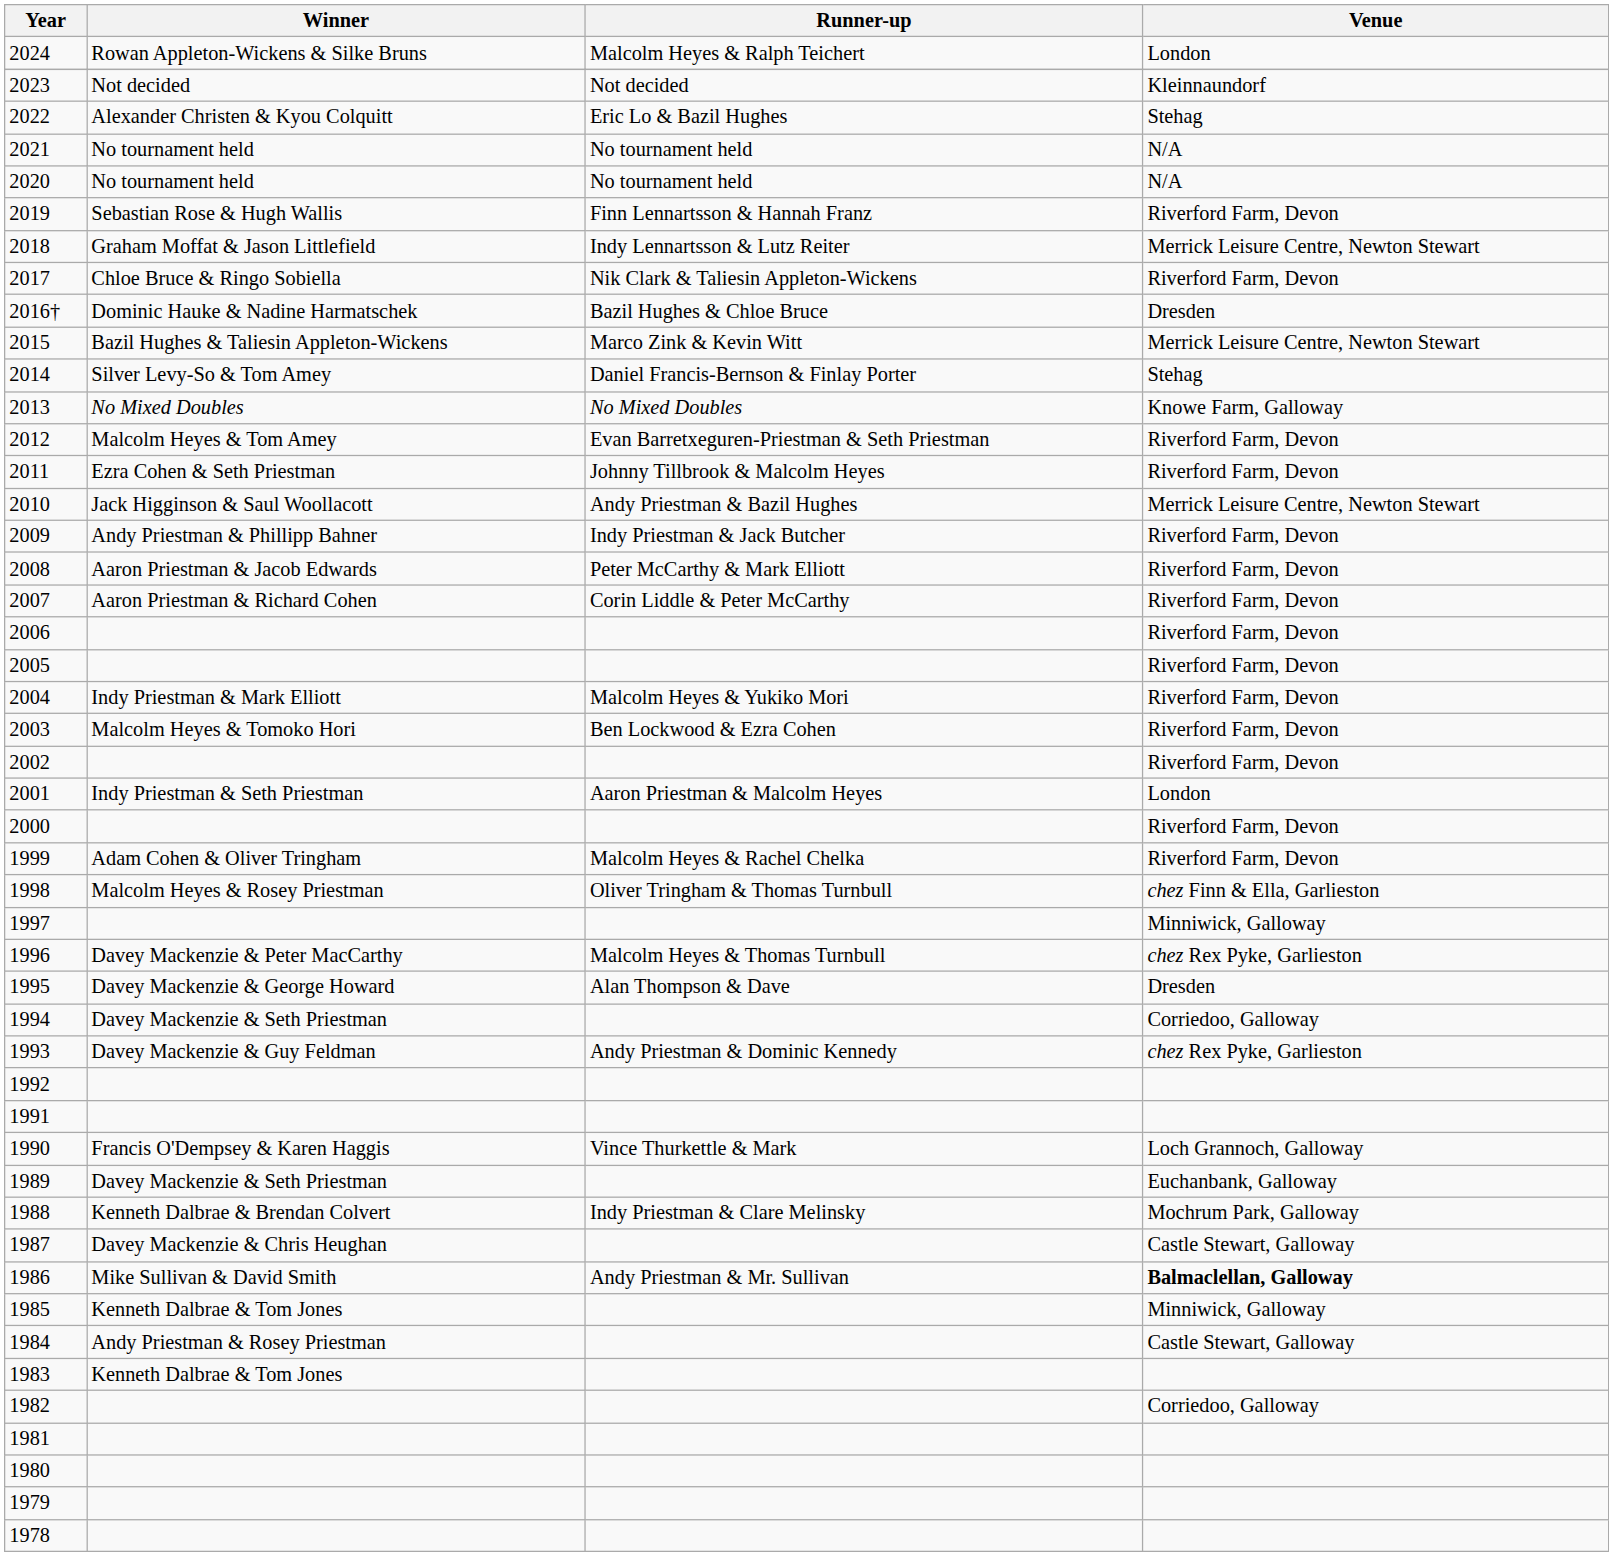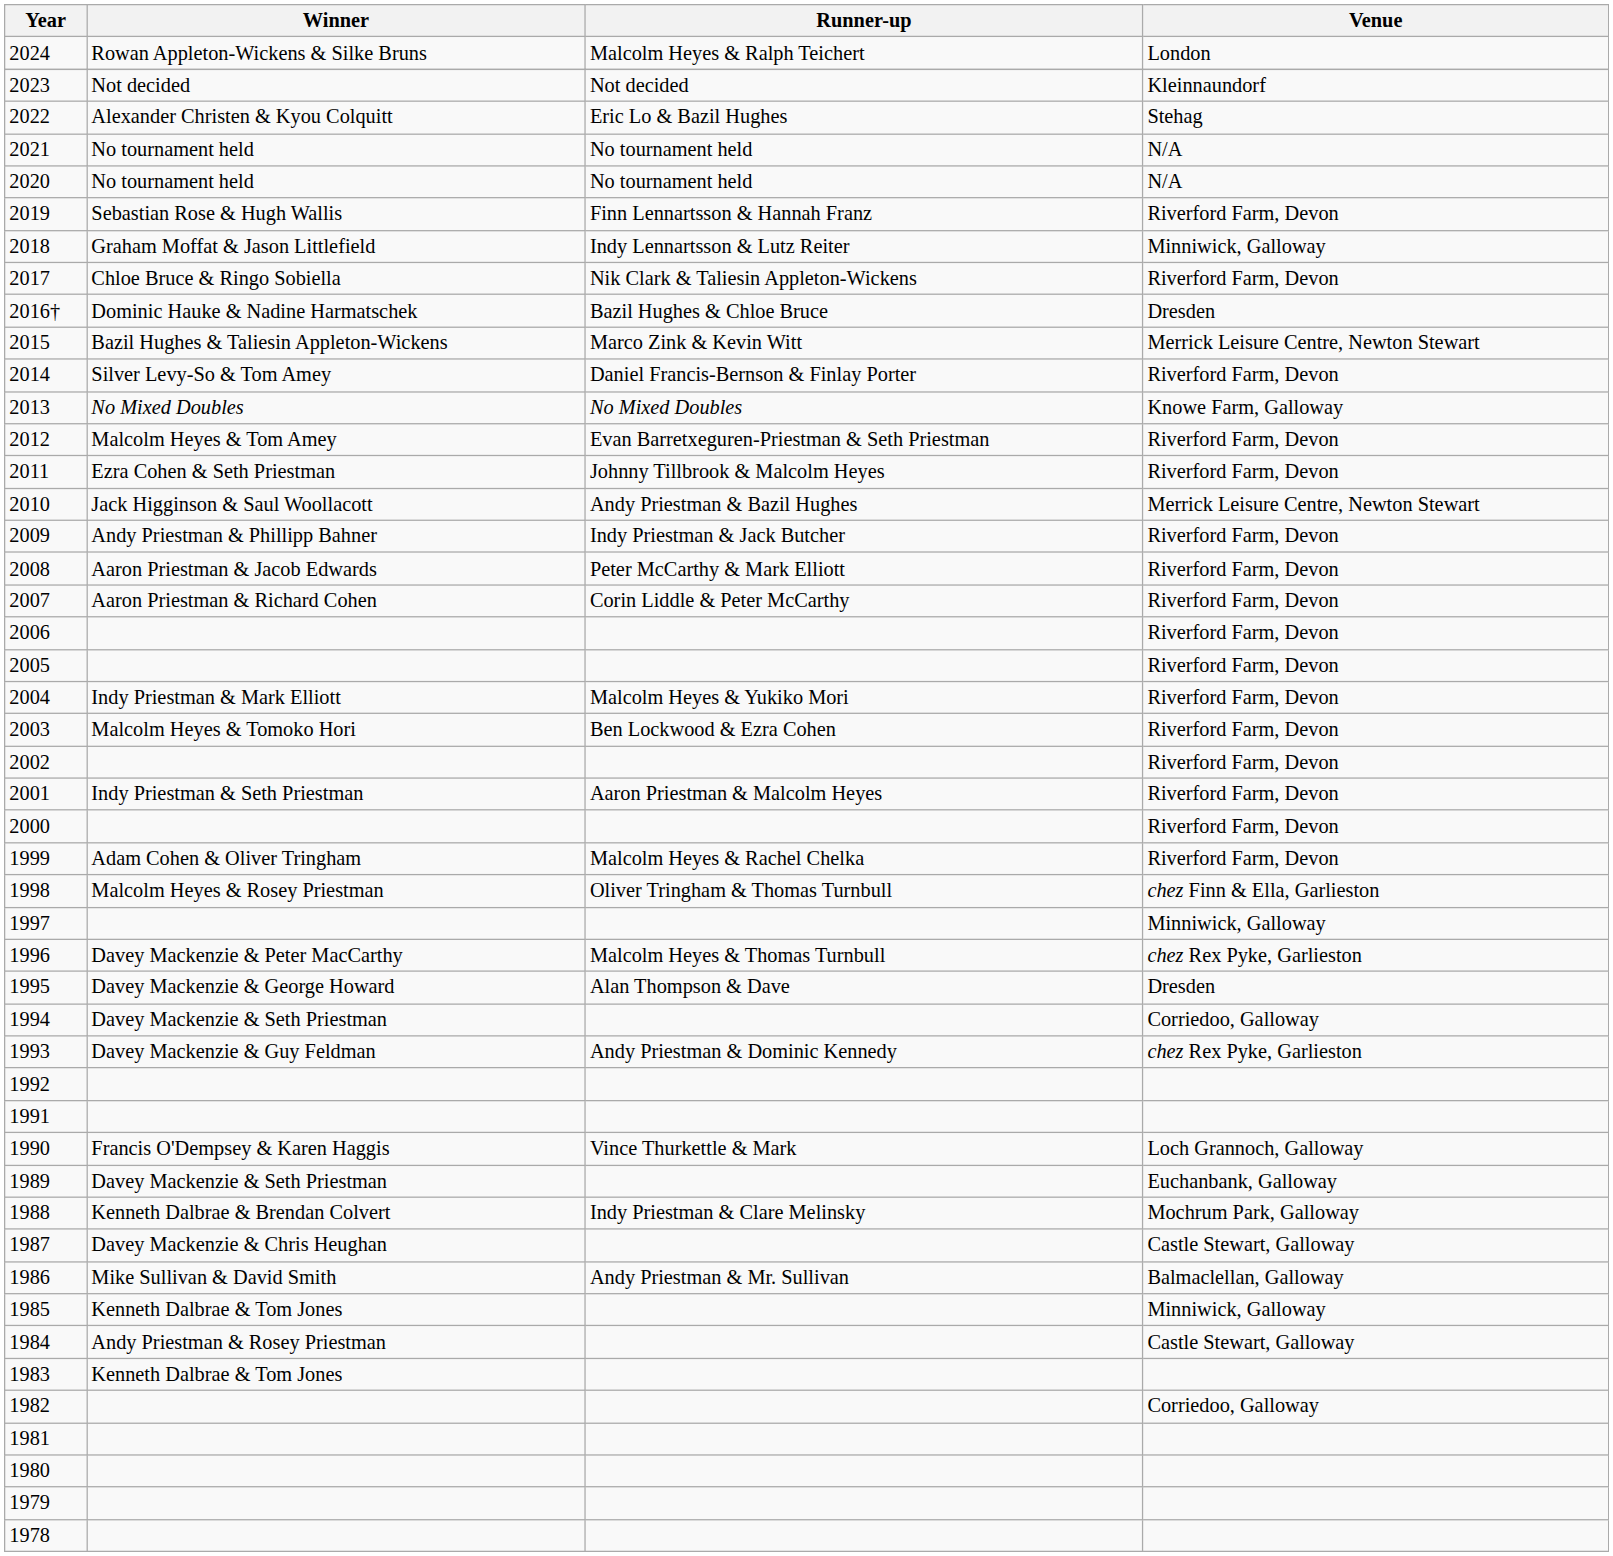(1314, 246) Merrick Leisure Centre, Newton Stewart -> (1237, 246) Minniwick, Galloway
(1175, 375) Stehag -> (1243, 375) Riverford Farm, Devon
(1179, 794) London -> (1243, 794) Riverford Farm, Devon
(1250, 1277) bold -> (1246, 1277) normal
